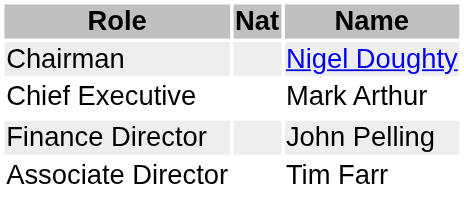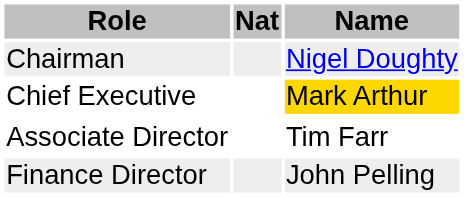(357, 96) no background -> (357, 96) gold background
rows swapped: (106, 137) <-> (117, 175)
